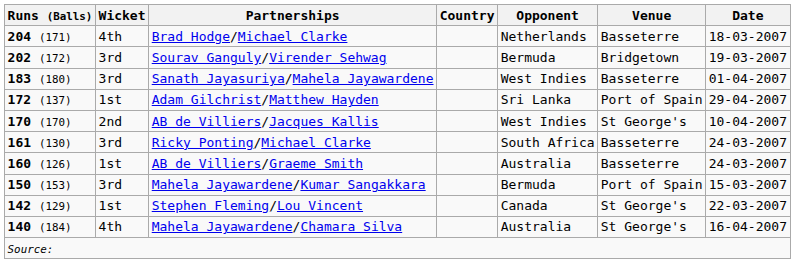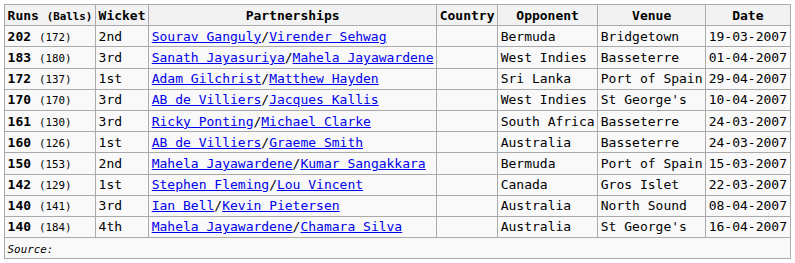- row: (250, 36)
(110, 57) 3rd -> (110, 36) 2nd
(110, 121) 2nd -> (110, 100) 3rd
(110, 185) 3rd -> (110, 163) 2nd
(644, 206) St George's -> (640, 185) Gros Islet
+ row: (246, 206)
